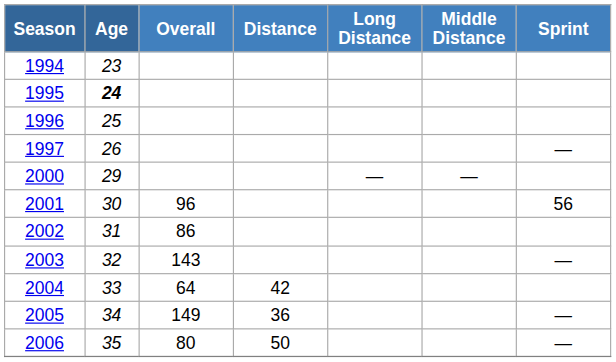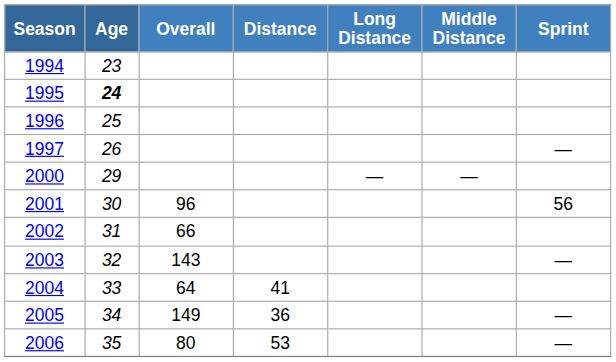(186, 232) 86 -> (186, 232) 66
(280, 287) 42 -> (280, 287) 41
(280, 343) 50 -> (280, 343) 53
